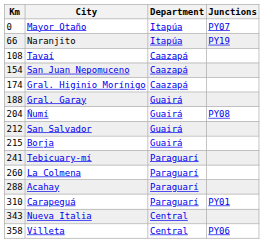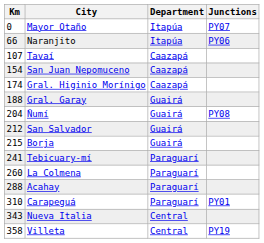(219, 41) PY19 -> (219, 41) PY06
(15, 56) 108 -> (15, 56) 107
(219, 231) PY06 -> (219, 231) PY19
